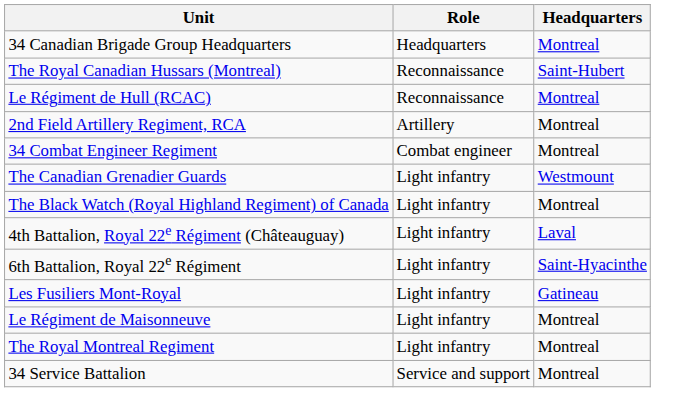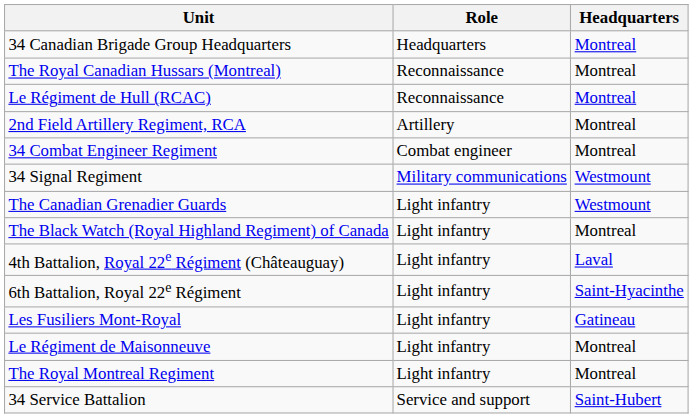(581, 71) Saint-Hubert -> (605, 71) Montreal
+ row: (75, 177)
(569, 373) Montreal -> (618, 399) Saint-Hubert
